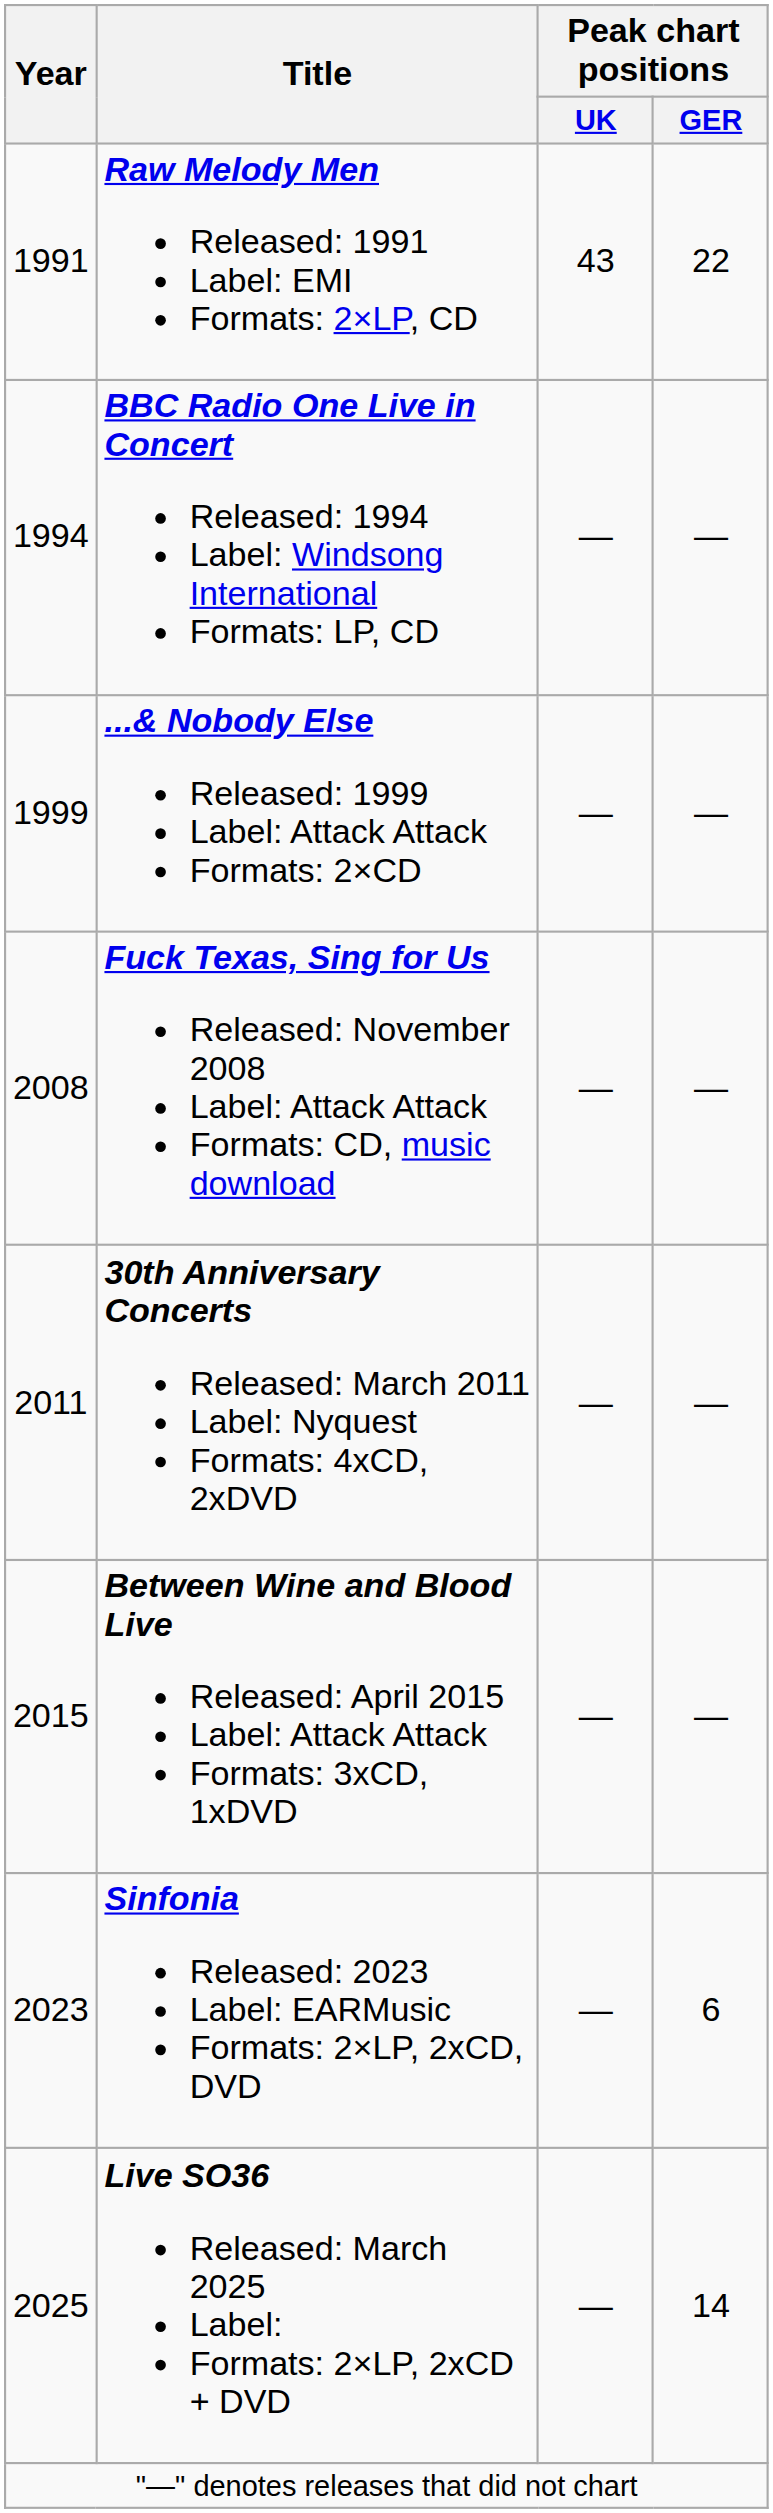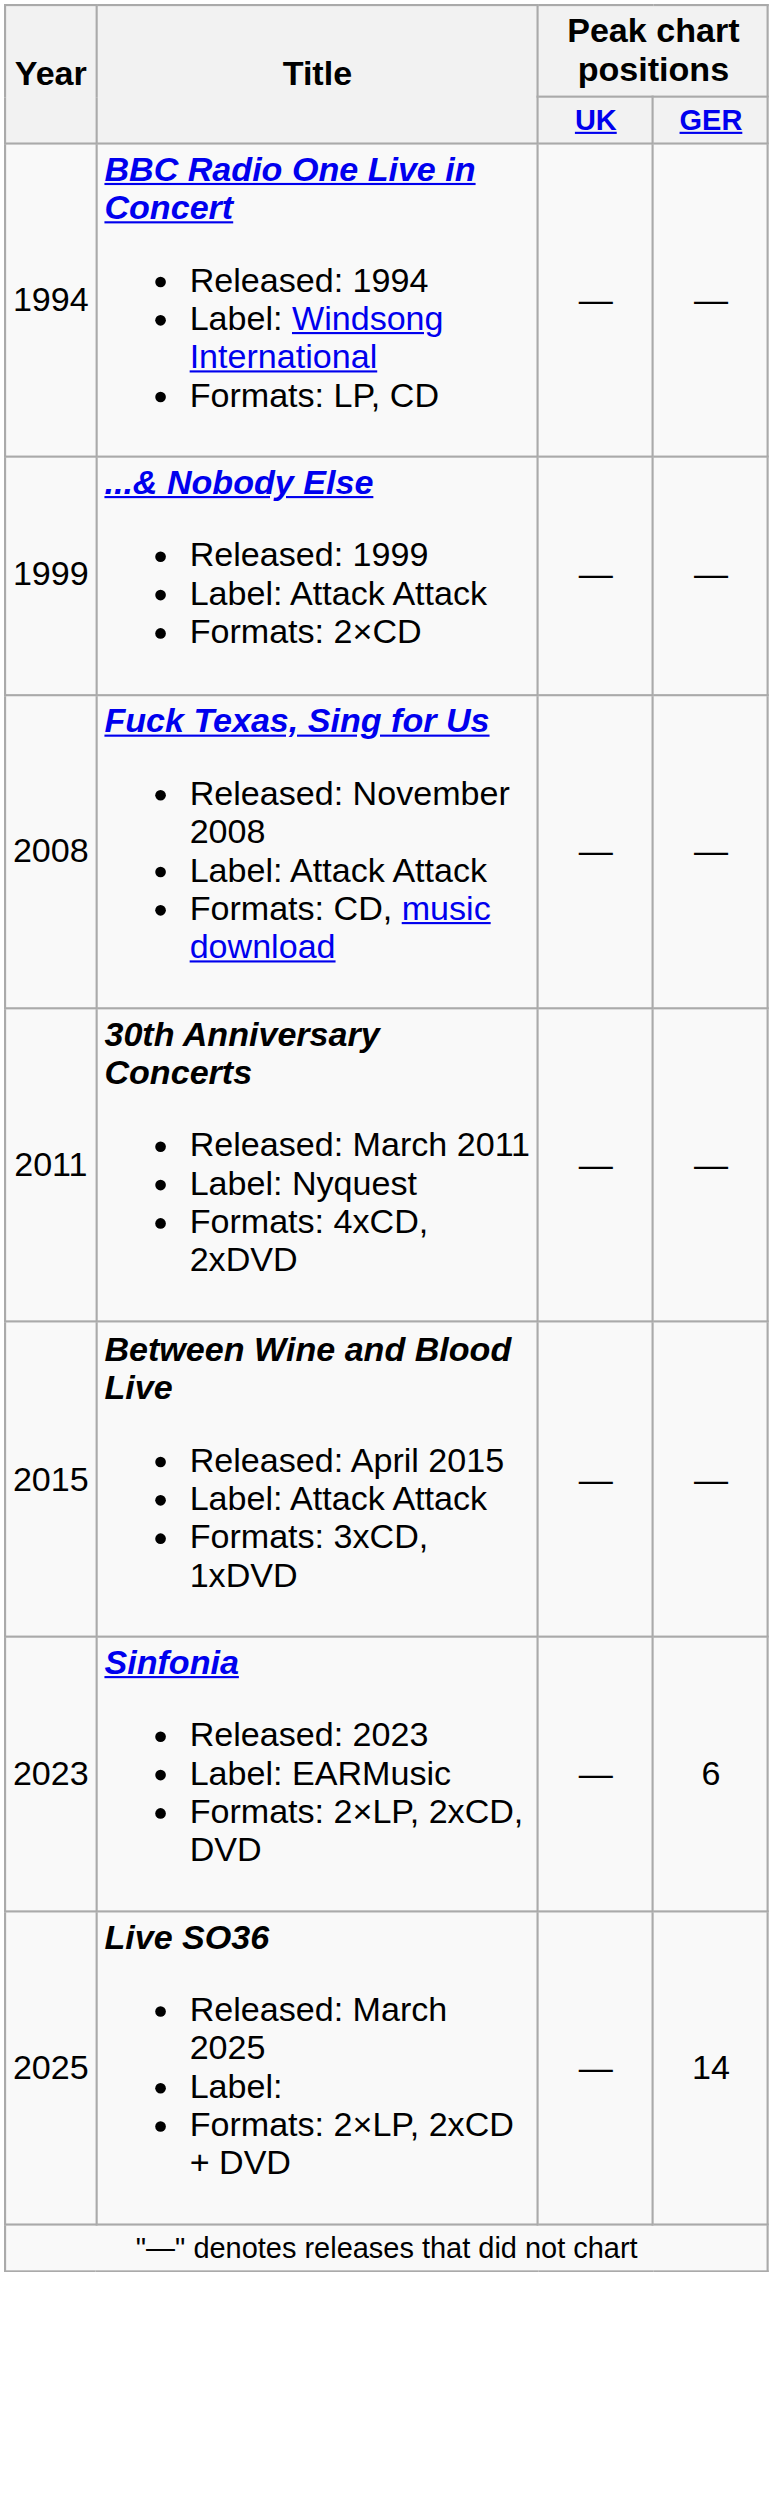- row: (317, 245)
